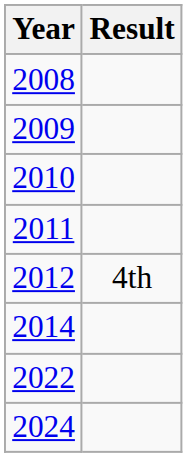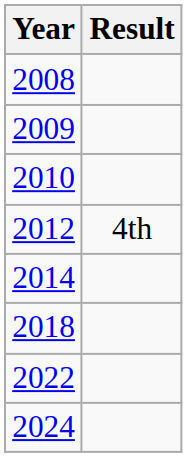- row: (44, 228)
+ row: (44, 327)
